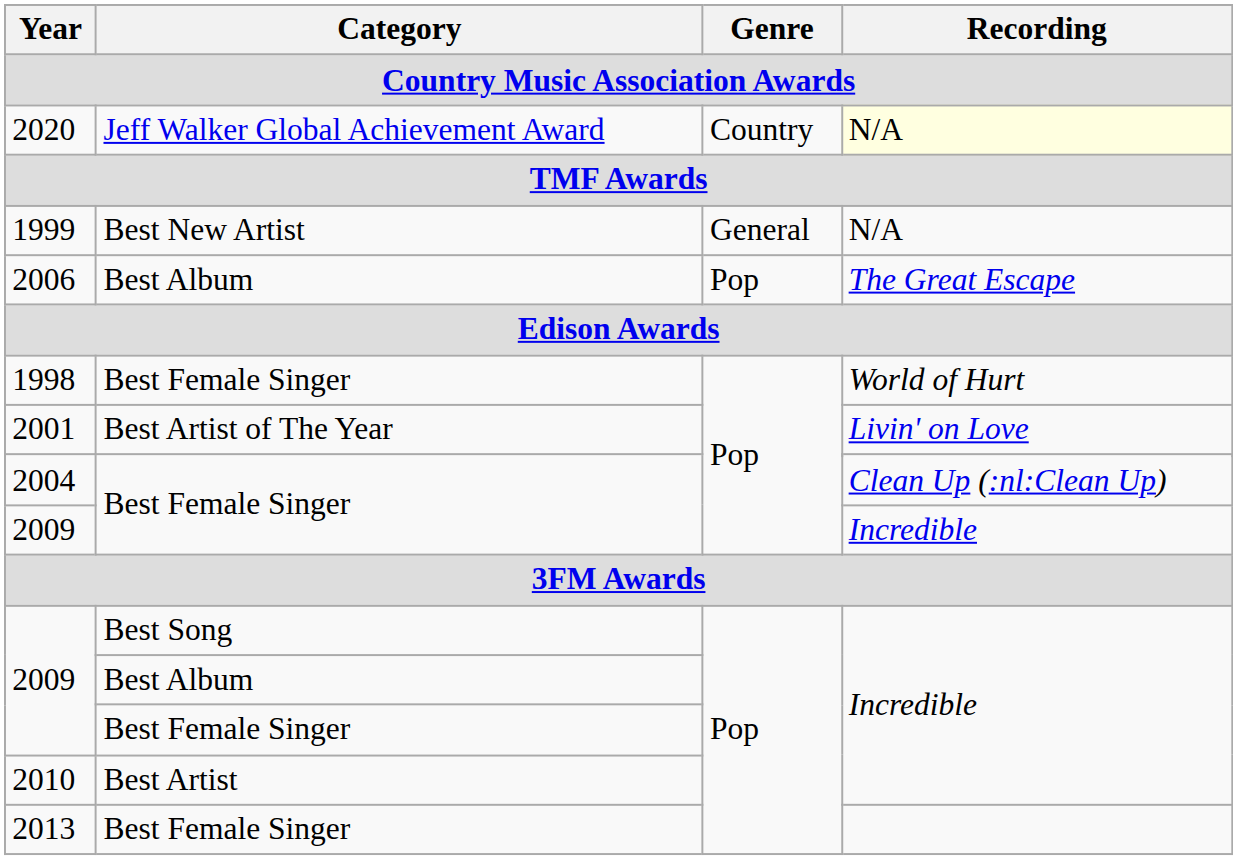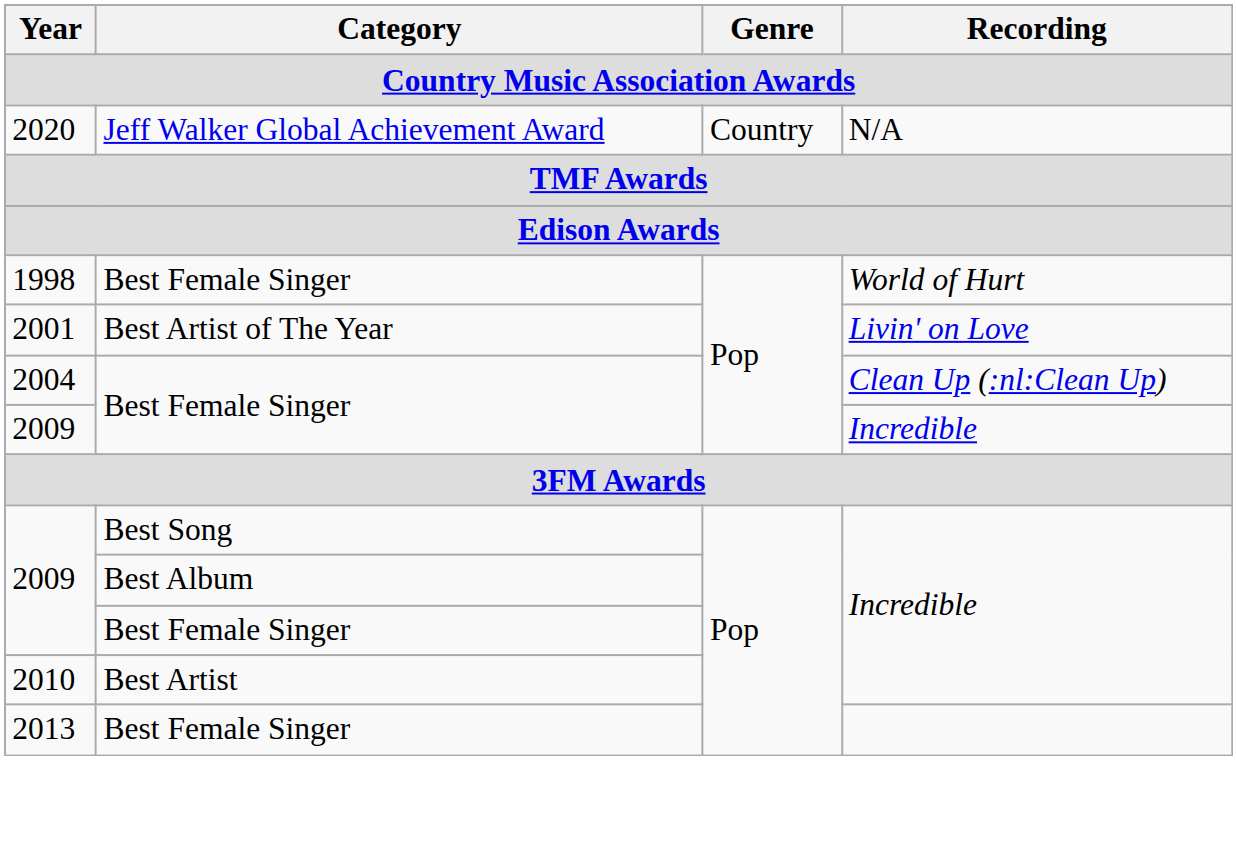(876, 129) lightyellow background -> (876, 129) no background
- row: (44, 229)
- row: (44, 279)
